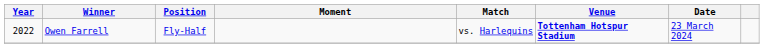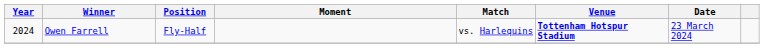(23, 31) 2022 -> (23, 31) 2024
